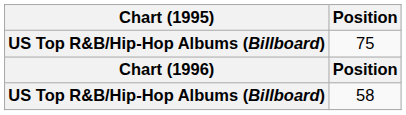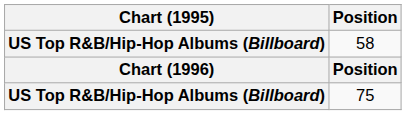rows swapped: (365, 95) <-> (365, 43)
